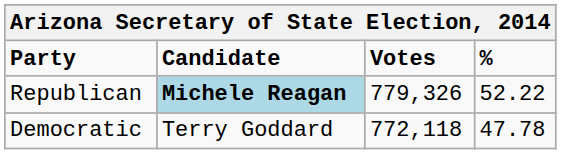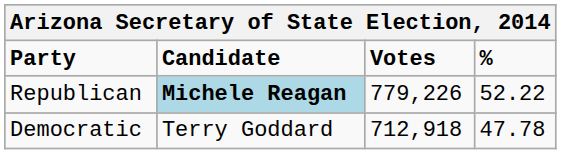(416, 94) 779,326 -> (416, 94) 779,226
(416, 130) 772,118 -> (416, 130) 712,918
